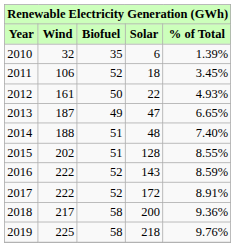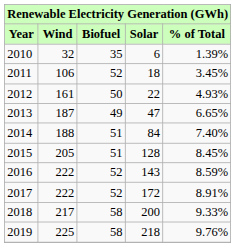(154, 133) 48 -> (154, 133) 84
(65, 152) 202 -> (65, 152) 205
(212, 152) 8.55% -> (212, 152) 8.45%
(212, 212) 9.36% -> (212, 212) 9.33%
